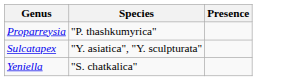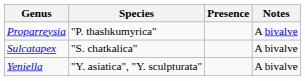+ column: (276, 13)
(137, 48) "Y. asiatica", "Y. sculpturata" -> (104, 48) "S. chatkalica"
(104, 66) "S. chatkalica" -> (137, 66) "Y. asiatica", "Y. sculpturata"
